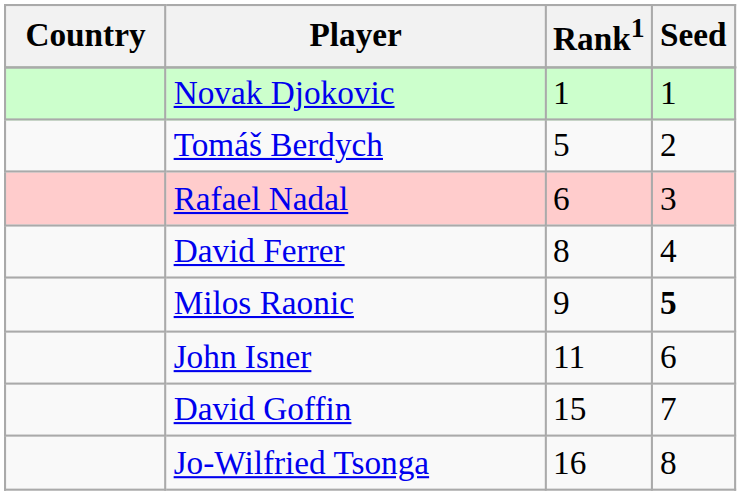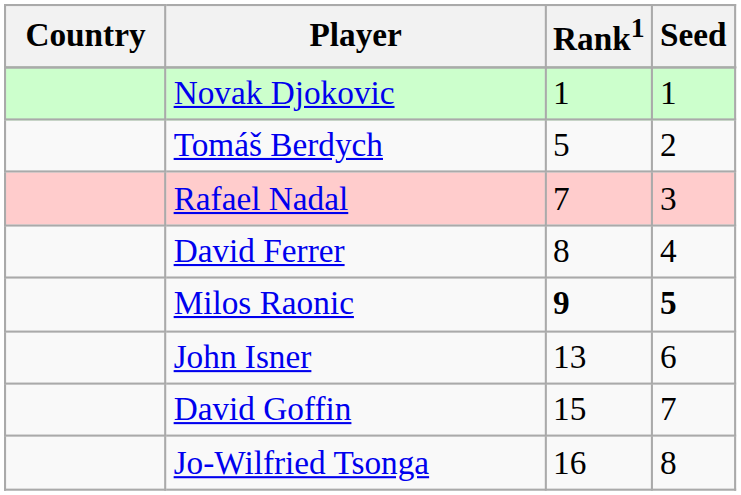(561, 198) 6 -> (561, 198) 7
(561, 303) normal -> (561, 303) bold
(569, 356) 11 -> (570, 356) 13
